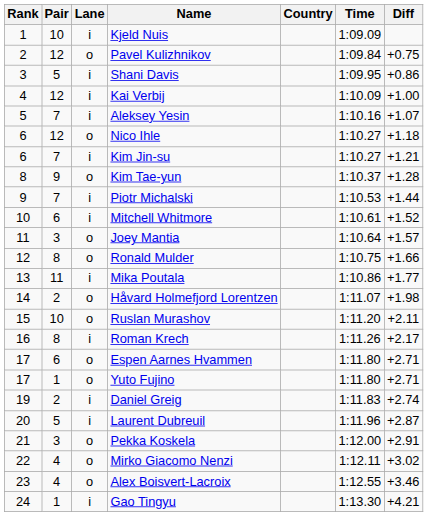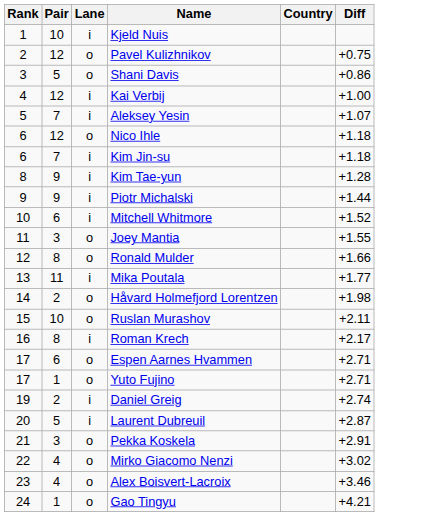- column: (360, 14)
(90, 75) i -> (90, 75) o
(403, 156) +1.21 -> (355, 156) +1.18
(90, 177) o -> (90, 177) i
(57, 197) 7 -> (57, 197) 9
(403, 237) +1.57 -> (355, 237) +1.55
(90, 501) i -> (90, 501) o
